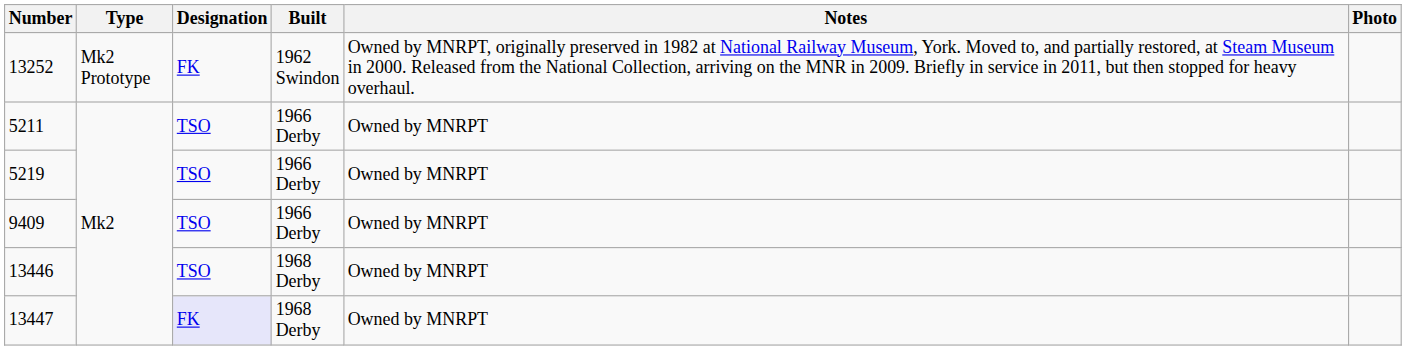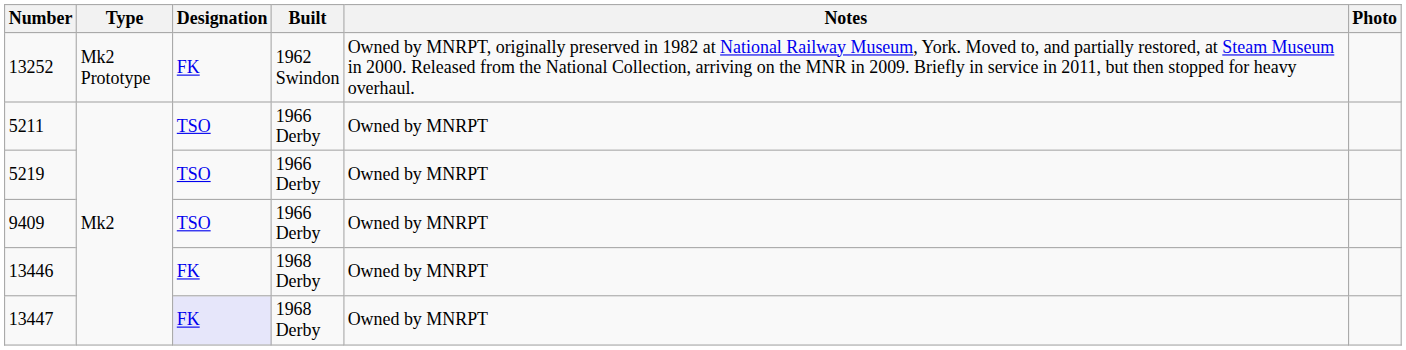(194, 271) TSO -> (188, 271) FK
